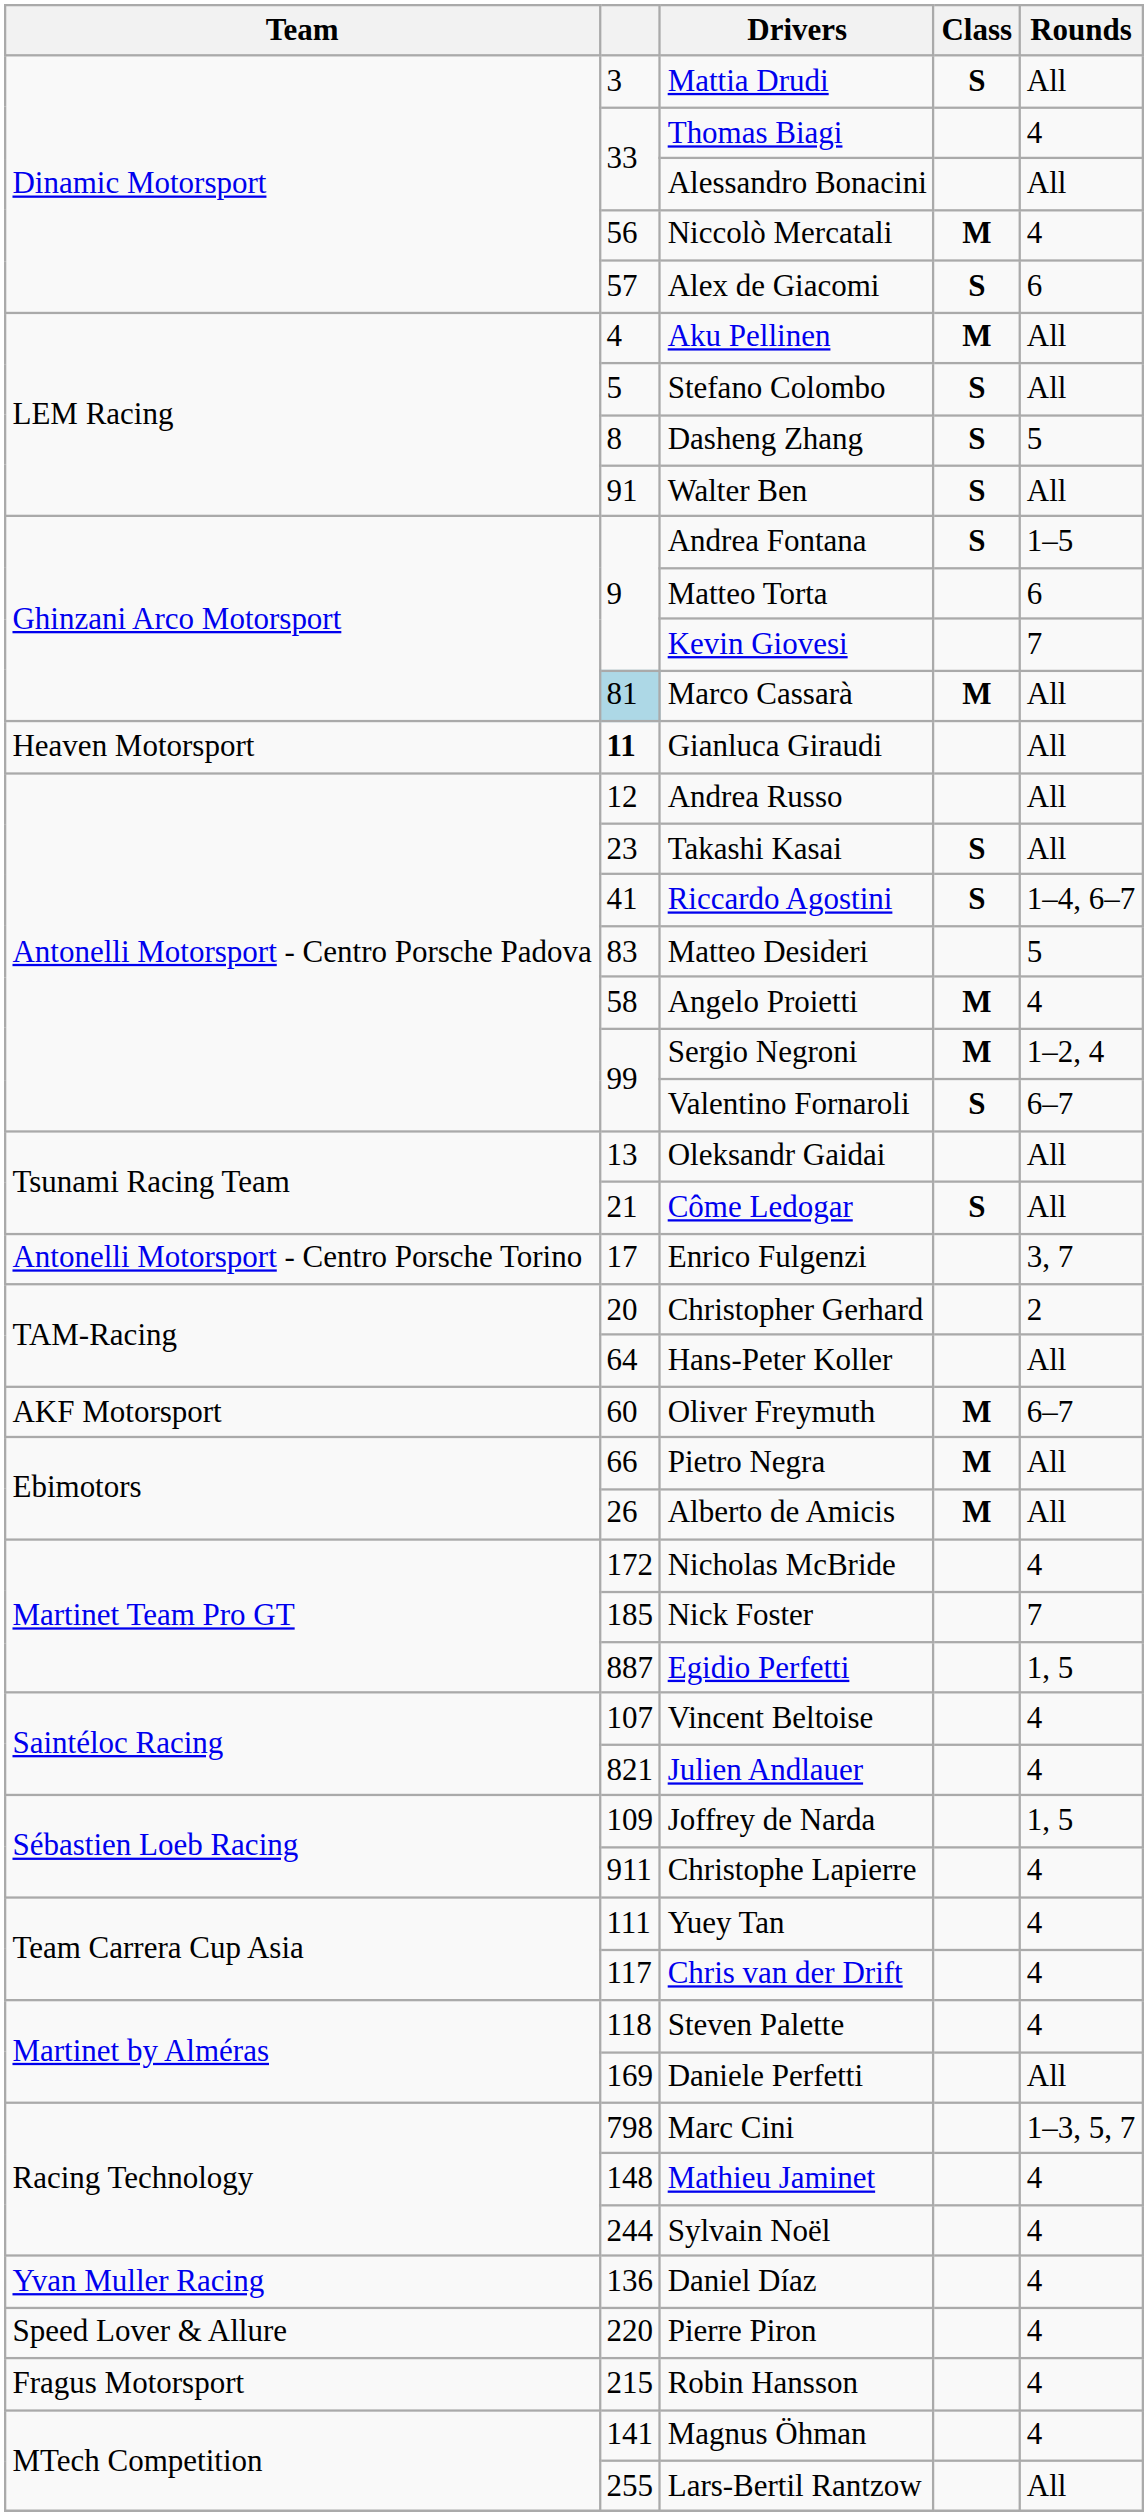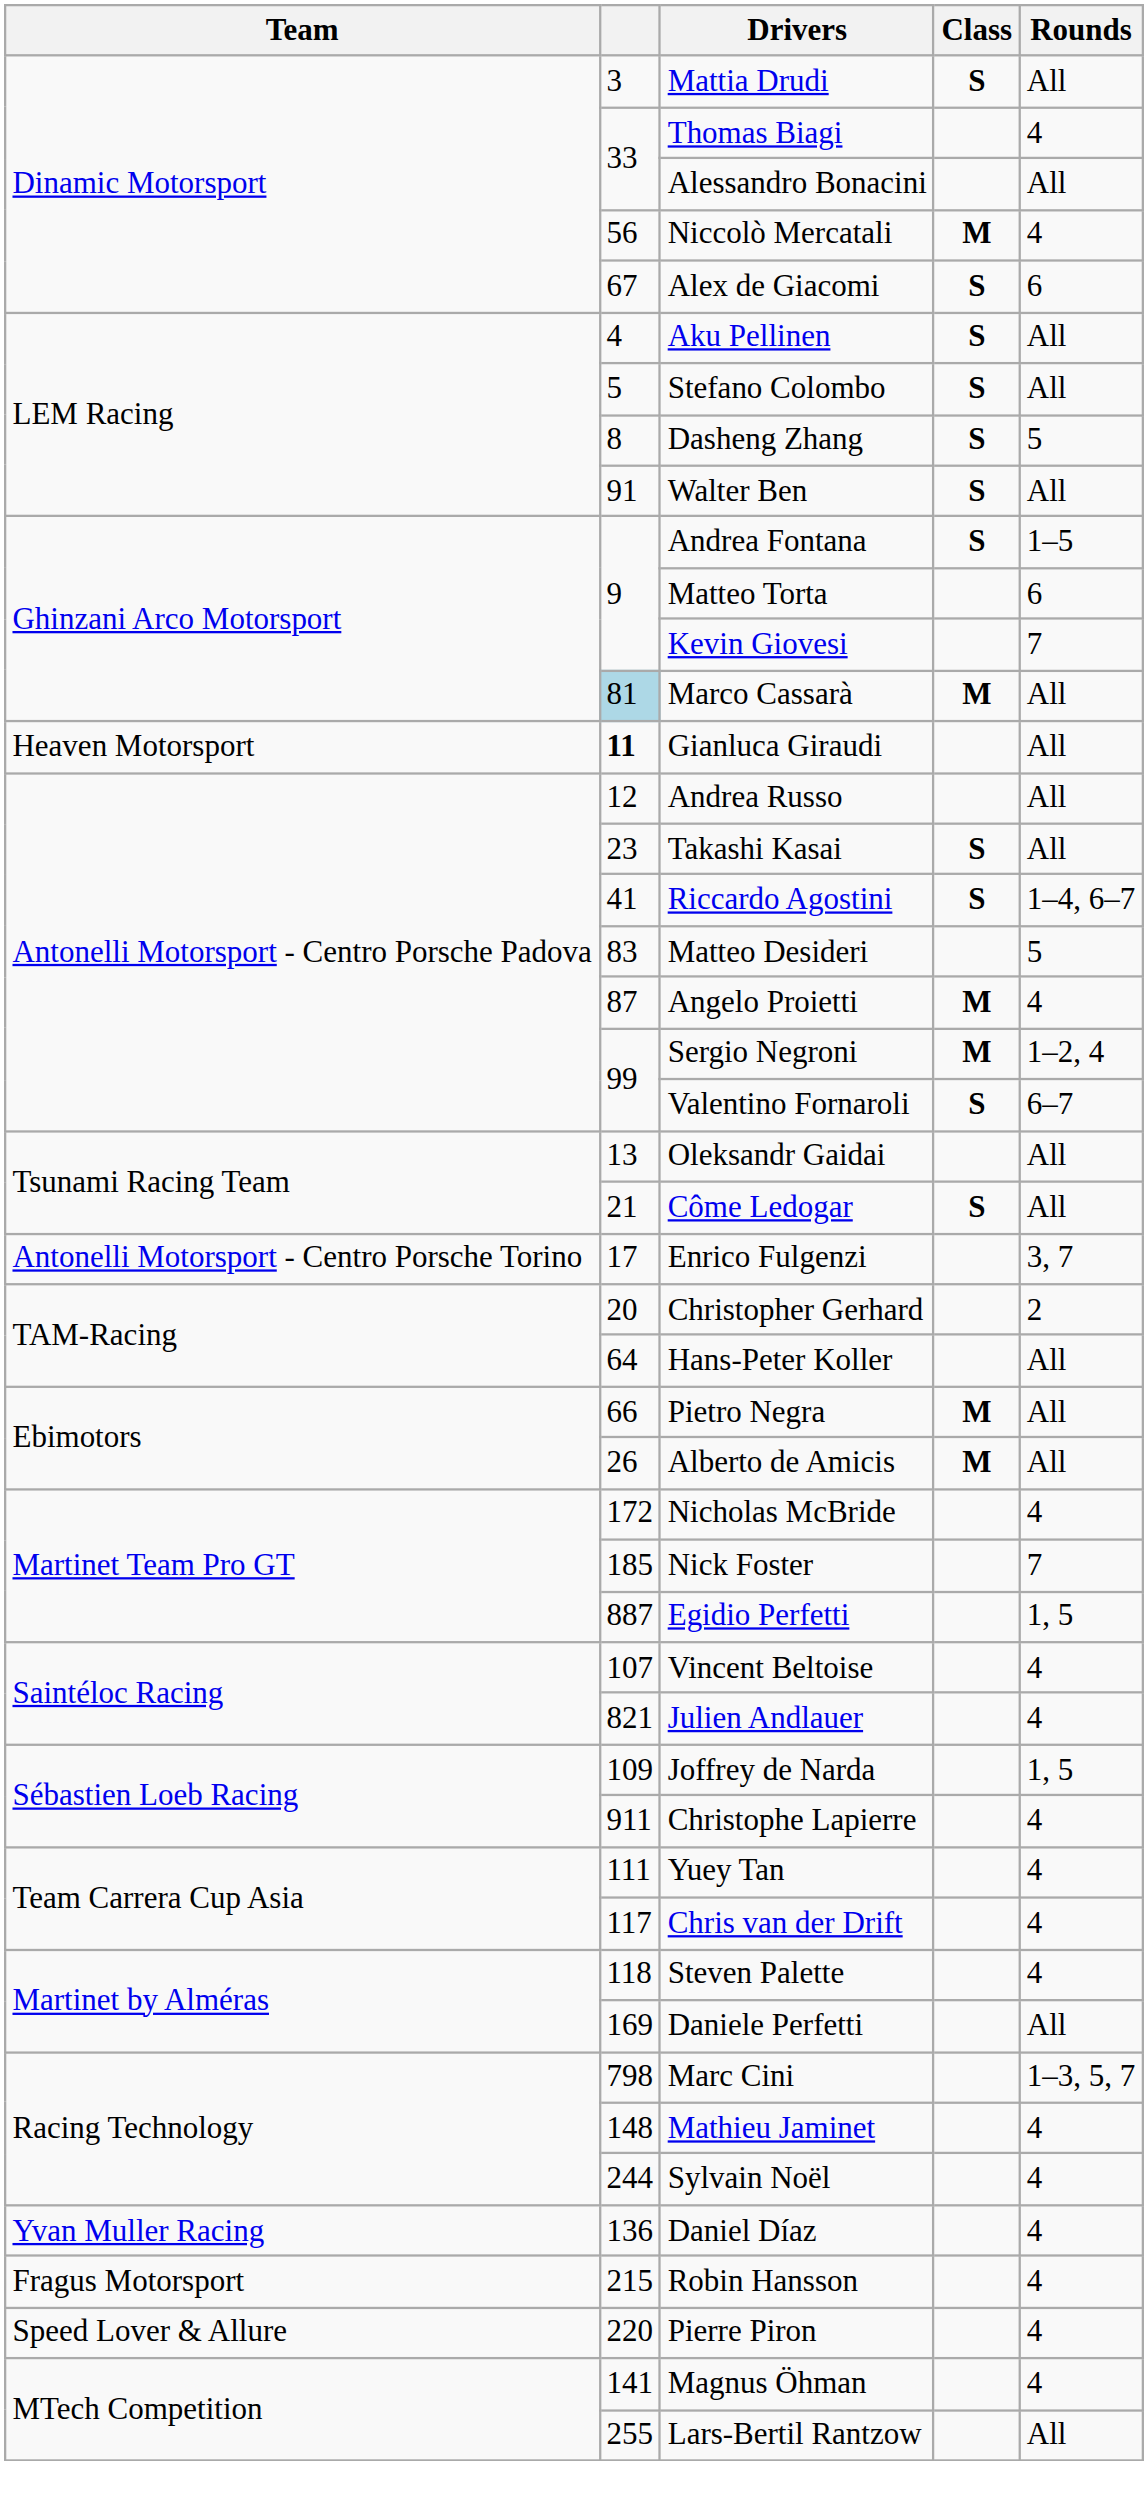(622, 285) 57 -> (622, 285) 67
(977, 336) M -> (977, 336) S
(622, 1001) 58 -> (622, 1001) 87
- row: (771, 1410)
rows swapped: (763, 2382) <-> (742, 2331)
